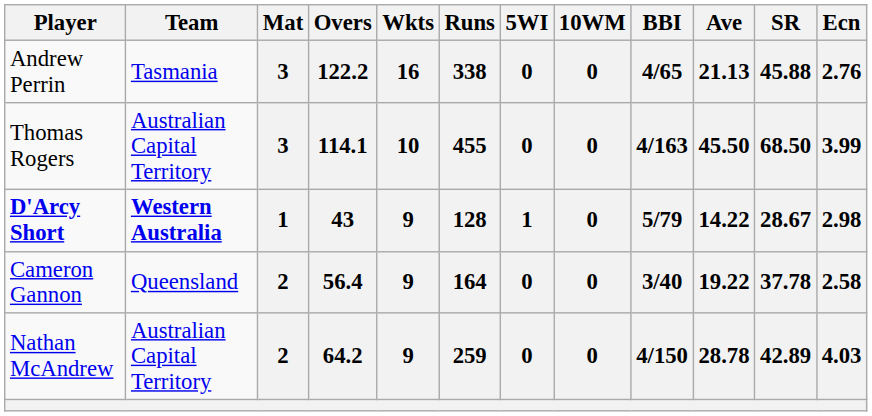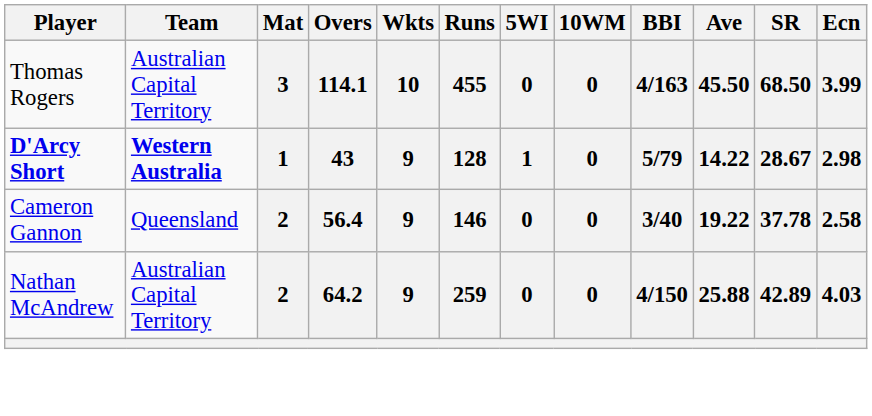- row: (343, 71)
(470, 281) 164 -> (470, 220) 146
(724, 356) 28.78 -> (724, 294) 25.88
